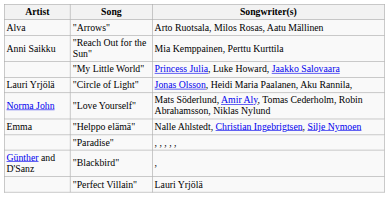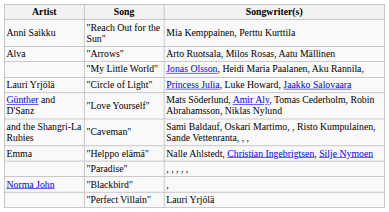rows swapped: (91, 27) <-> (110, 48)
(247, 69) Princess Julia, Luke Howard, Jaakko Salovaara -> (265, 69) Jonas Olsson, Heidi Maria Paalanen, Aku Rannila,
(253, 85) Jonas Olsson, Heidi Maria Paalanen, Aku Rannila, -> (259, 85) Princess Julia, Luke Howard, Jaakko Salovaara
(31, 106) Norma John -> (31, 106) Günther and D'Sanz
+ row: (109, 132)
(31, 163) Günther and D'Sanz -> (31, 184) Norma John
